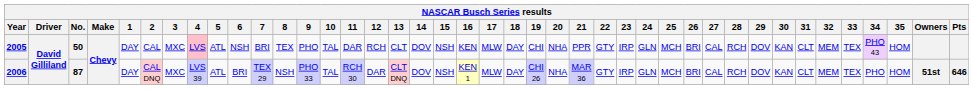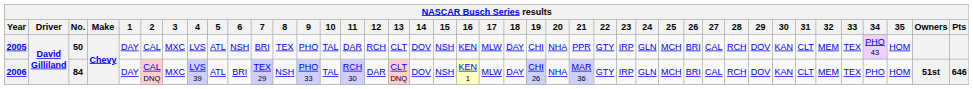(197, 47) pink background -> (197, 47) no background
(78, 72) 87 -> (78, 72) 84
